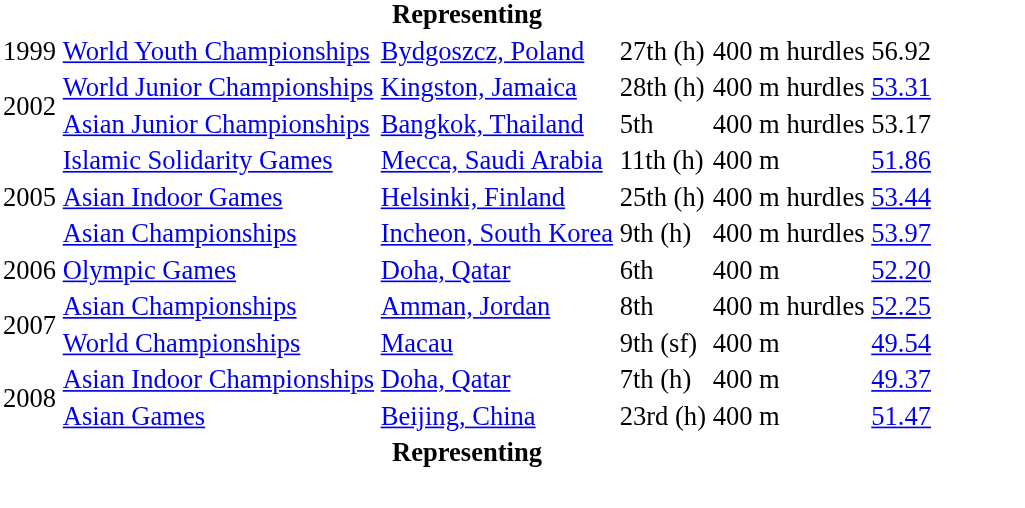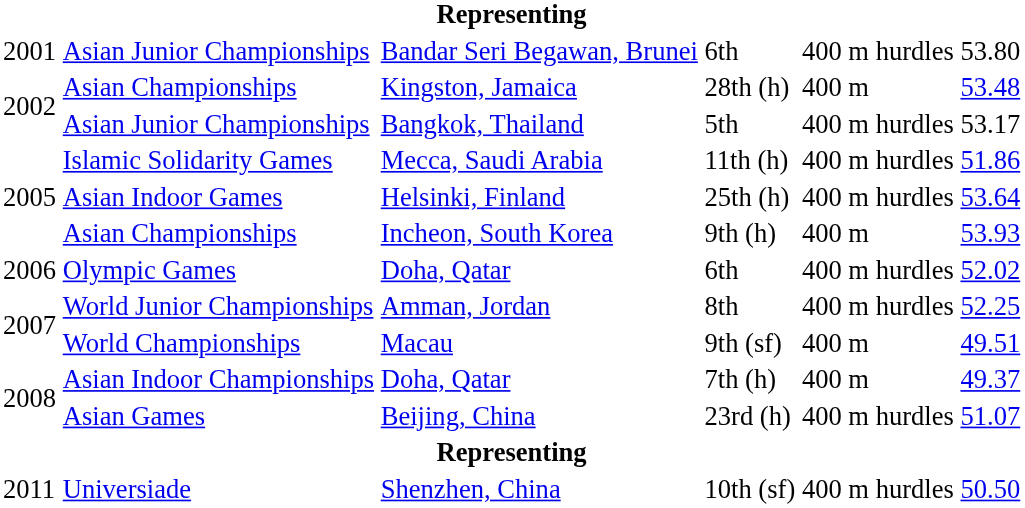- row: (483, 51)
+ row: (539, 51)
(218, 87) World Junior Championships -> (180, 87) Asian Championships
(789, 87) 400 m hurdles -> (835, 87) 400 m
(901, 87) 53.31 -> (990, 87) 53.48
(746, 160) 400 m -> (878, 160) 400 m hurdles
(901, 197) 53.44 -> (990, 197) 53.64
(789, 233) 400 m hurdles -> (835, 233) 400 m
(901, 233) 53.97 -> (990, 233) 53.93
(746, 270) 400 m -> (878, 270) 400 m hurdles
(901, 270) 52.20 -> (990, 270) 52.02
(180, 306) Asian Championships -> (218, 306) World Junior Championships
(901, 343) 49.54 -> (990, 343) 49.51
(746, 416) 400 m -> (878, 416) 400 m hurdles
(901, 416) 51.47 -> (990, 416) 51.07
+ row: (471, 489)
